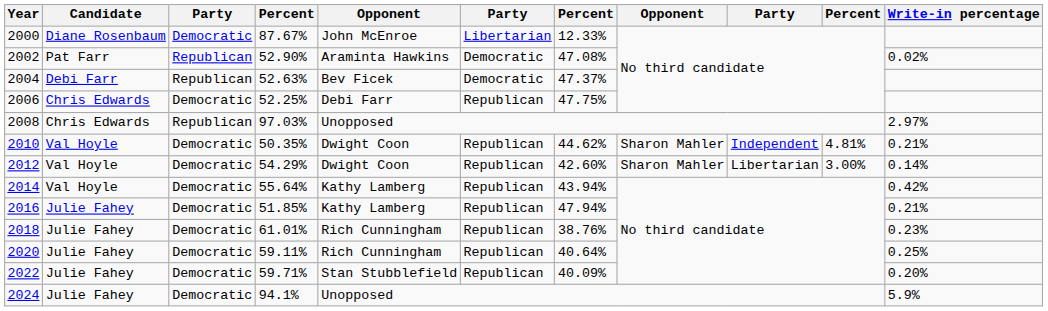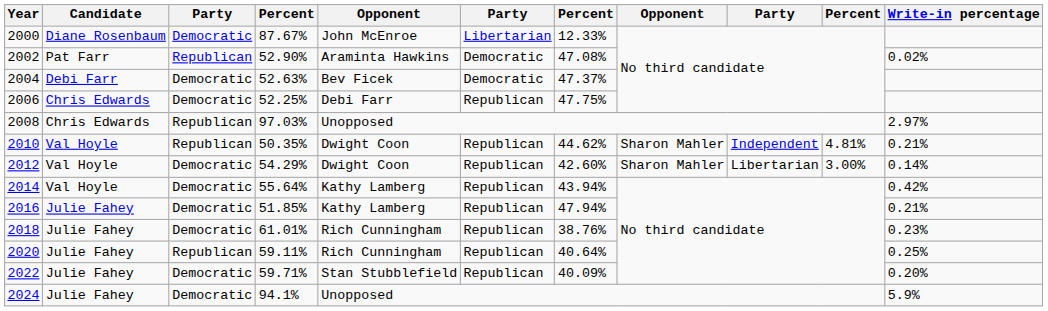(212, 80) Republican -> (212, 80) Democratic
(212, 145) Democratic -> (212, 145) Republican
(212, 252) Democratic -> (212, 252) Republican
